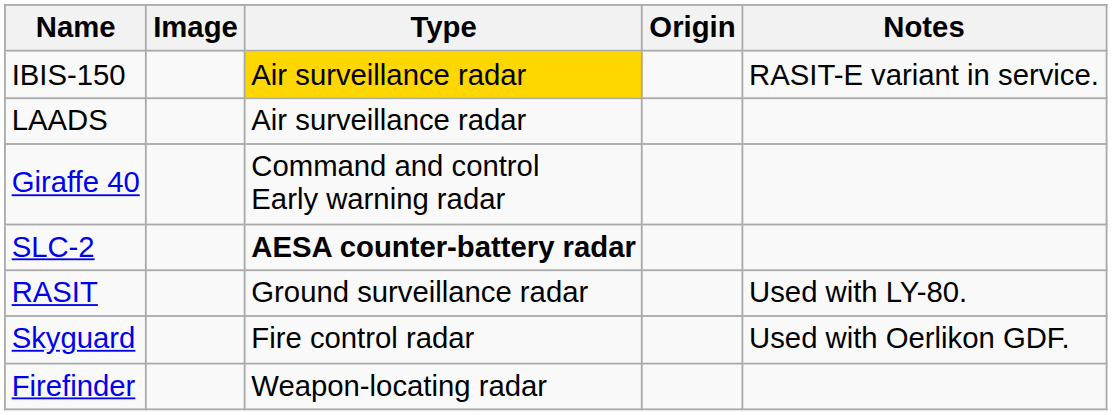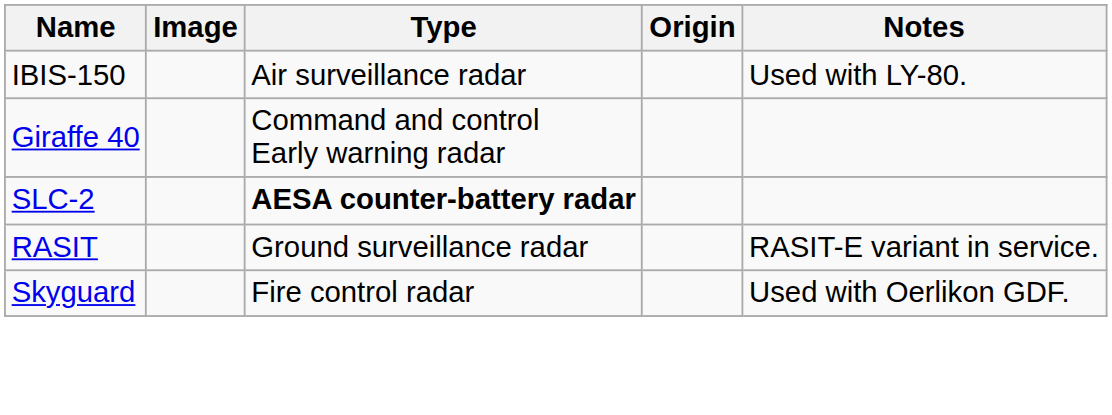(389, 74) gold background -> (389, 74) no background
(924, 74) RASIT-E variant in service. -> (858, 74) Used with LY-80.
- row: (60, 120)
(858, 292) Used with LY-80. -> (924, 246) RASIT-E variant in service.
- row: (73, 385)
